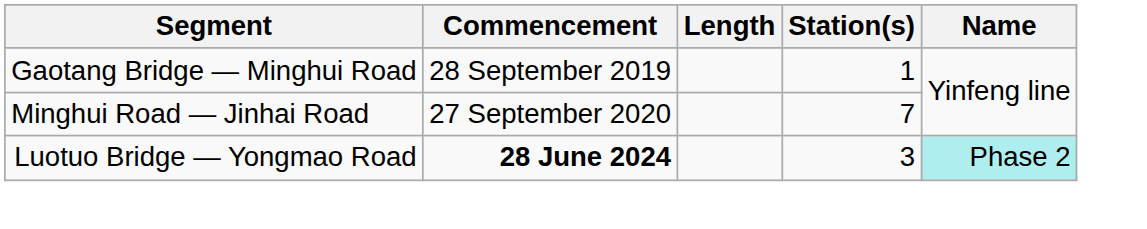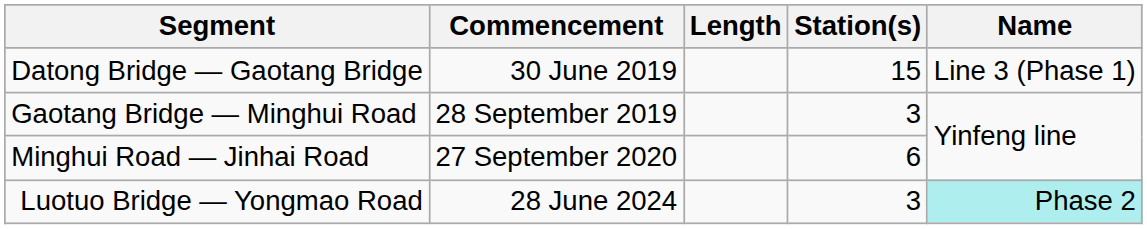+ row: (217, 69)
(907, 69) 1 -> (914, 113) 3
(907, 113) 7 -> (914, 157) 6
(585, 157) bold -> (594, 200) normal
